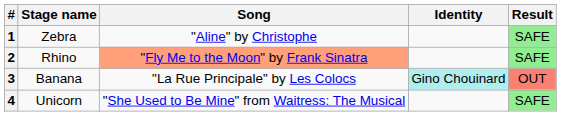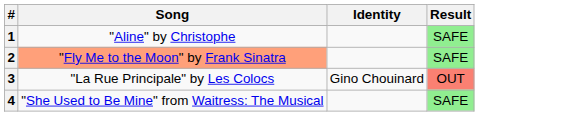- column: (59, 15)
(458, 79) paleturquoise background -> (377, 79) no background
